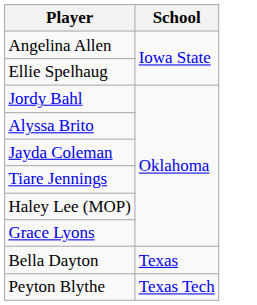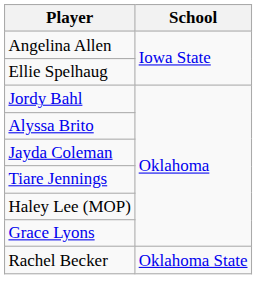+ row: (58, 260)
- row: (53, 260)
- row: (57, 286)
